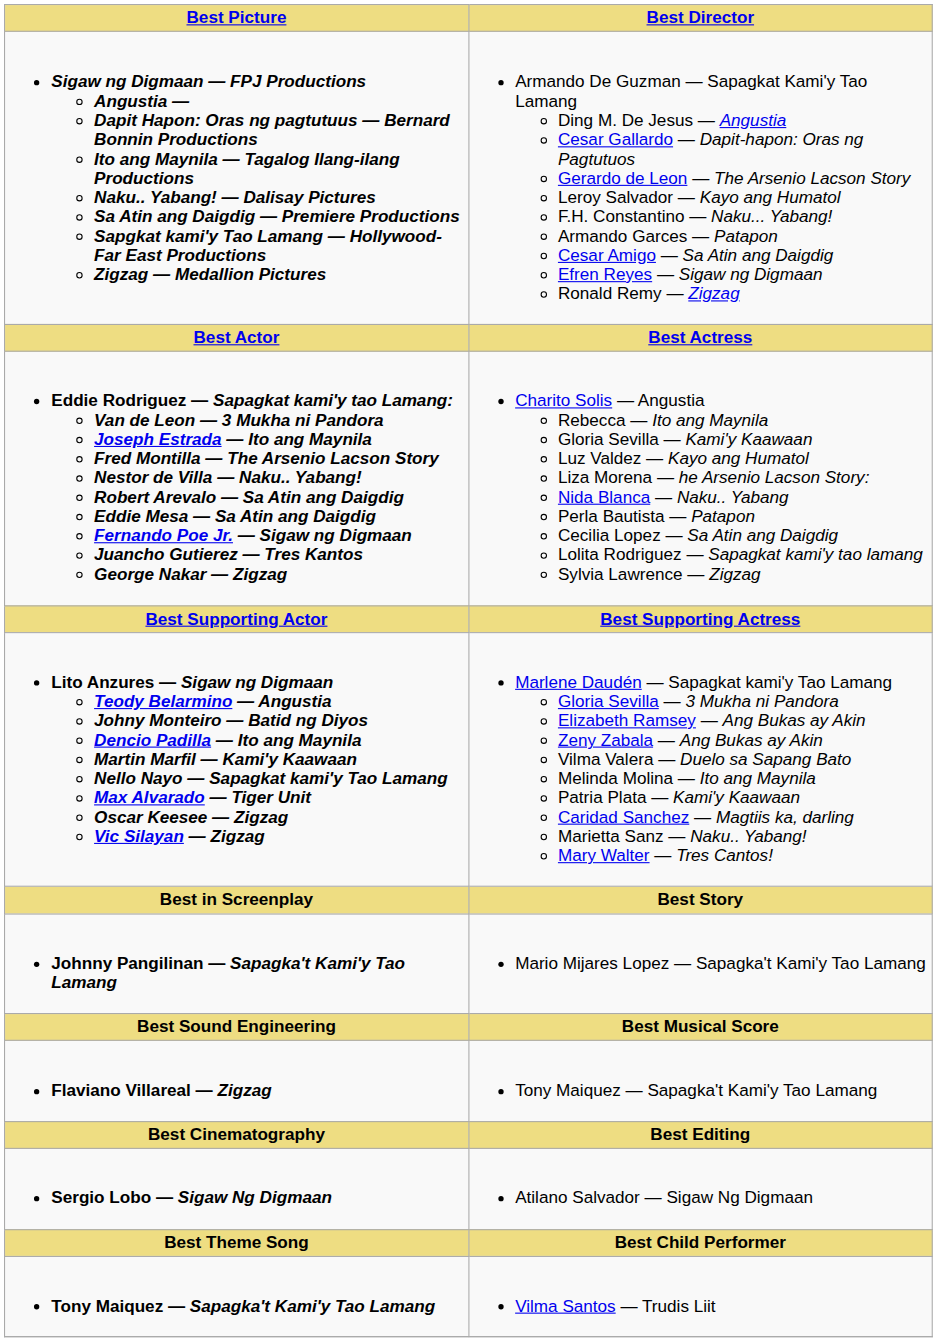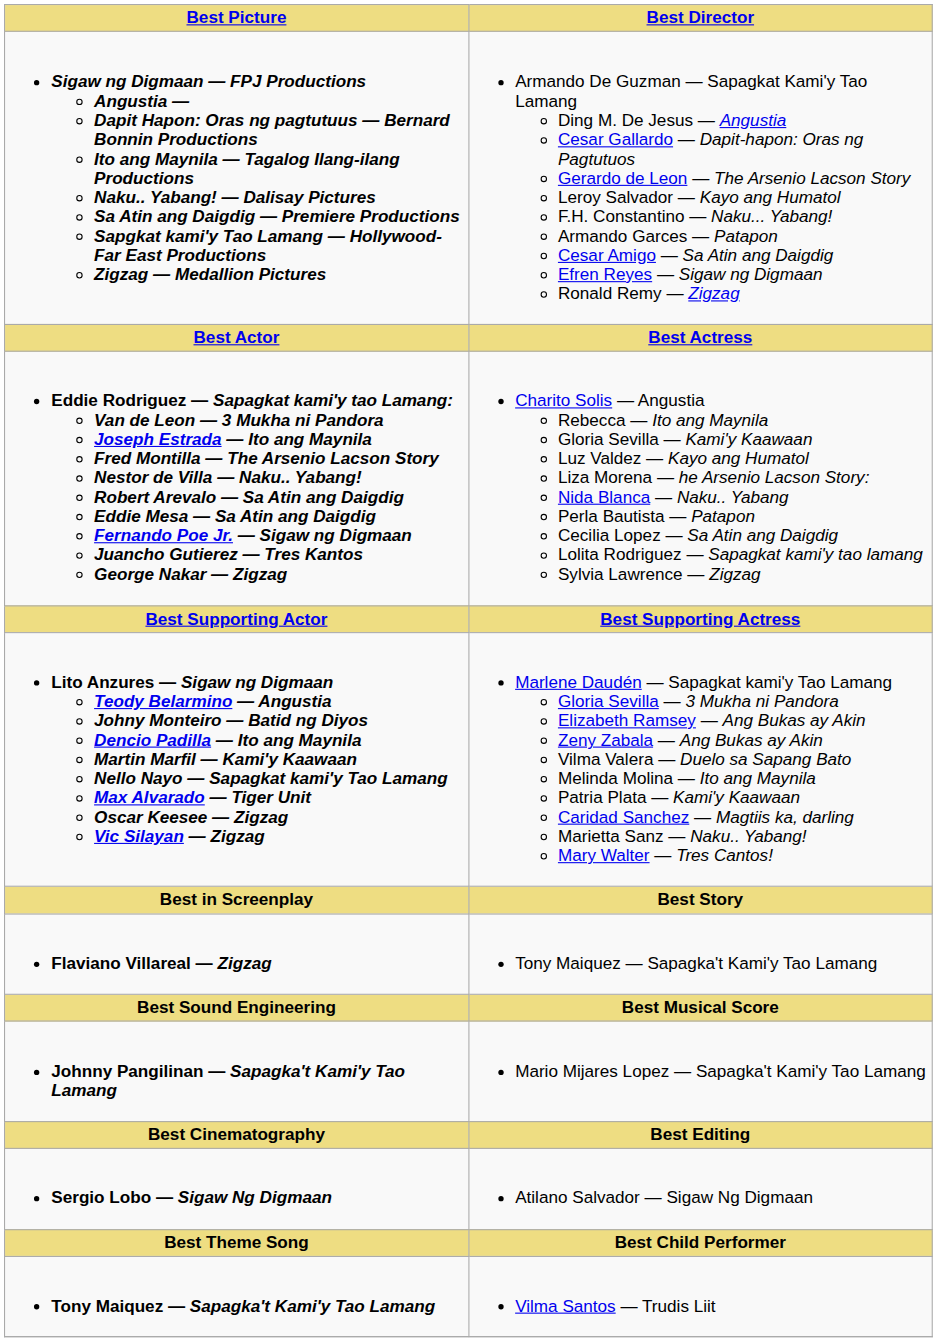rows swapped: (236, 973) <-> (236, 1091)
